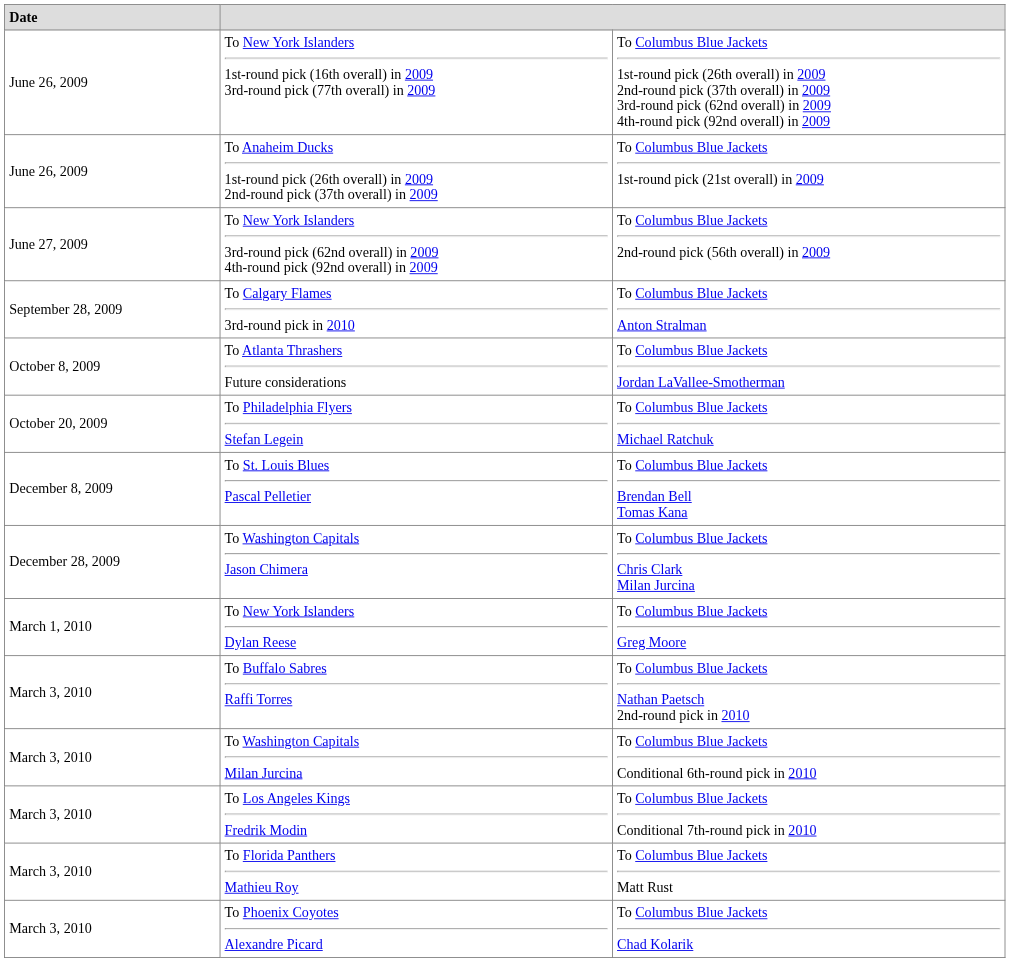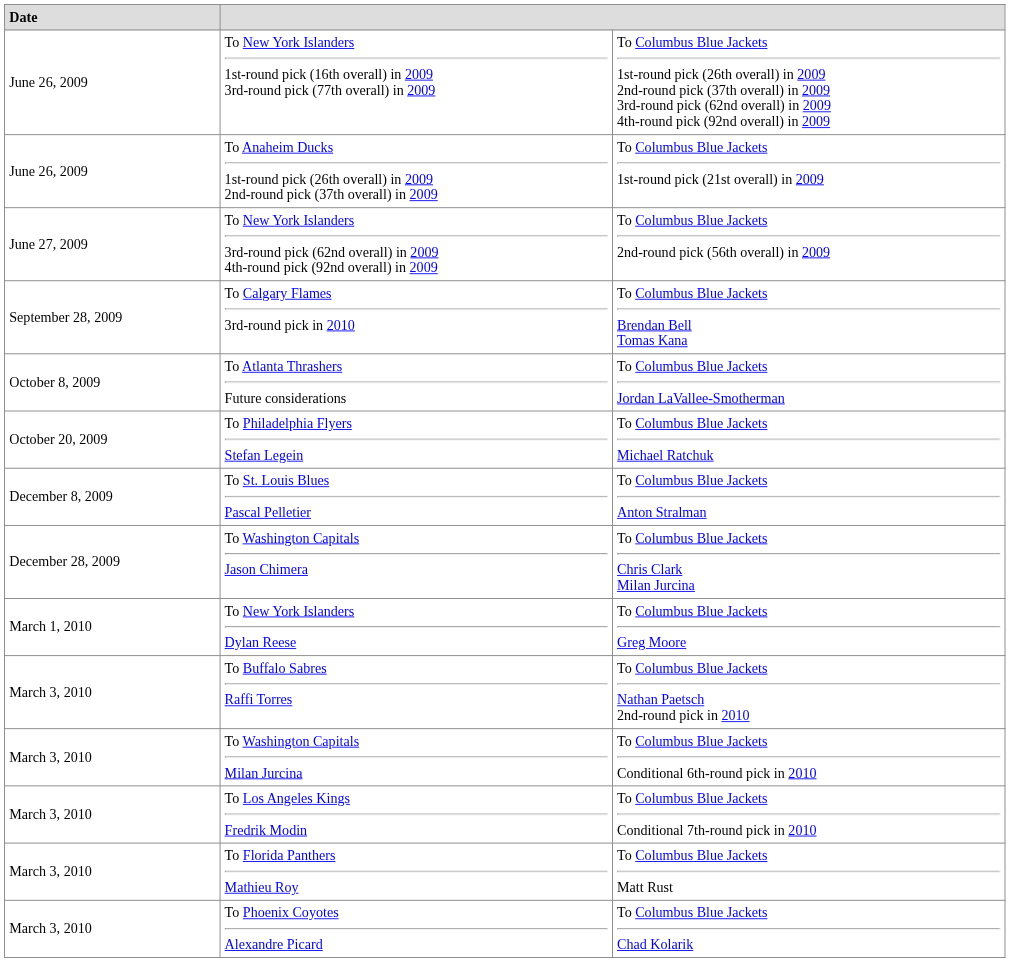(808, 309) To Columbus Blue Jackets Anton Stralman -> (808, 317) To Columbus Blue Jackets Brendan Bell Tomas Kana
(808, 488) To Columbus Blue Jackets Brendan Bell Tomas Kana -> (808, 496) To Columbus Blue Jackets Anton Stralman
